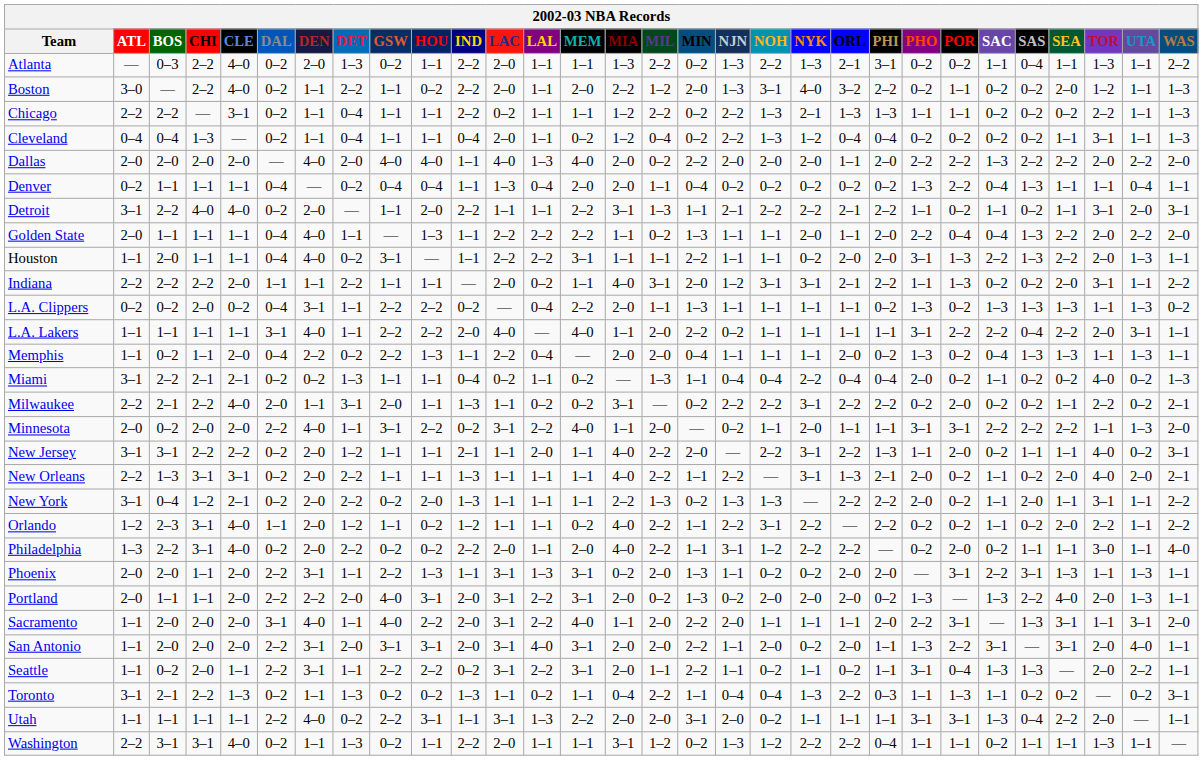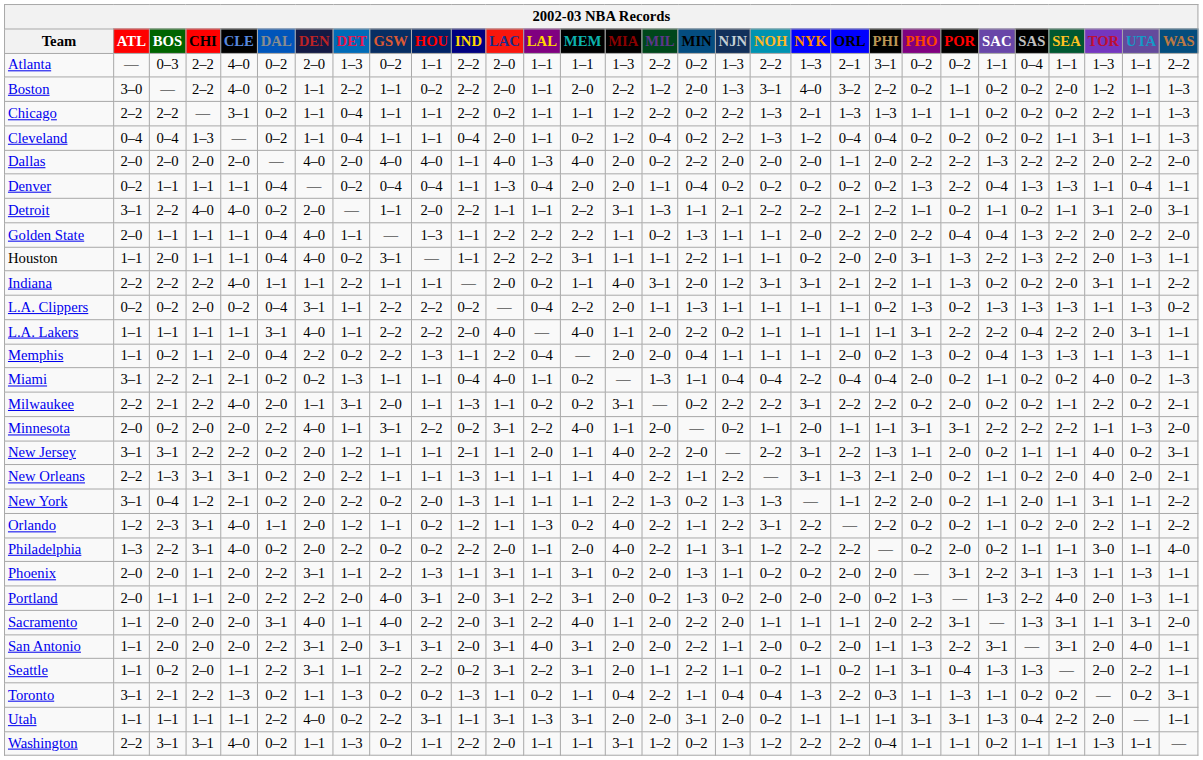(1066, 186) 1–1 -> (1066, 186) 1–3
(850, 235) 1–1 -> (850, 235) 2–2
(239, 283) 2–0 -> (239, 283) 4–0
(504, 380) 0–2 -> (504, 380) 4–0
(850, 501) 2–2 -> (850, 501) 1–1
(542, 525) 1–1 -> (542, 525) 1–3
(542, 574) 1–3 -> (542, 574) 1–1
(583, 719) 2–2 -> (583, 719) 3–1
